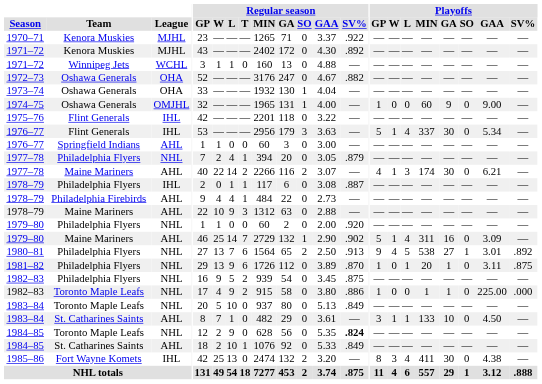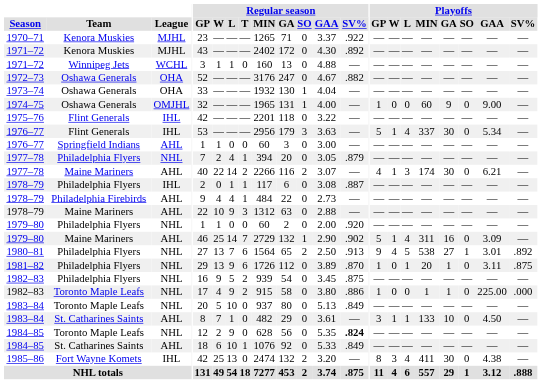(219, 345) 2 -> (219, 345) 6
